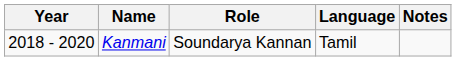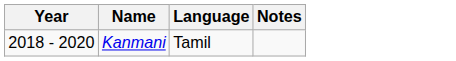- column: (242, 17)
